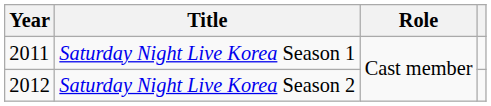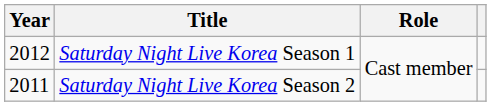(29, 52) 2011 -> (30, 52) 2012
(30, 85) 2012 -> (29, 85) 2011
